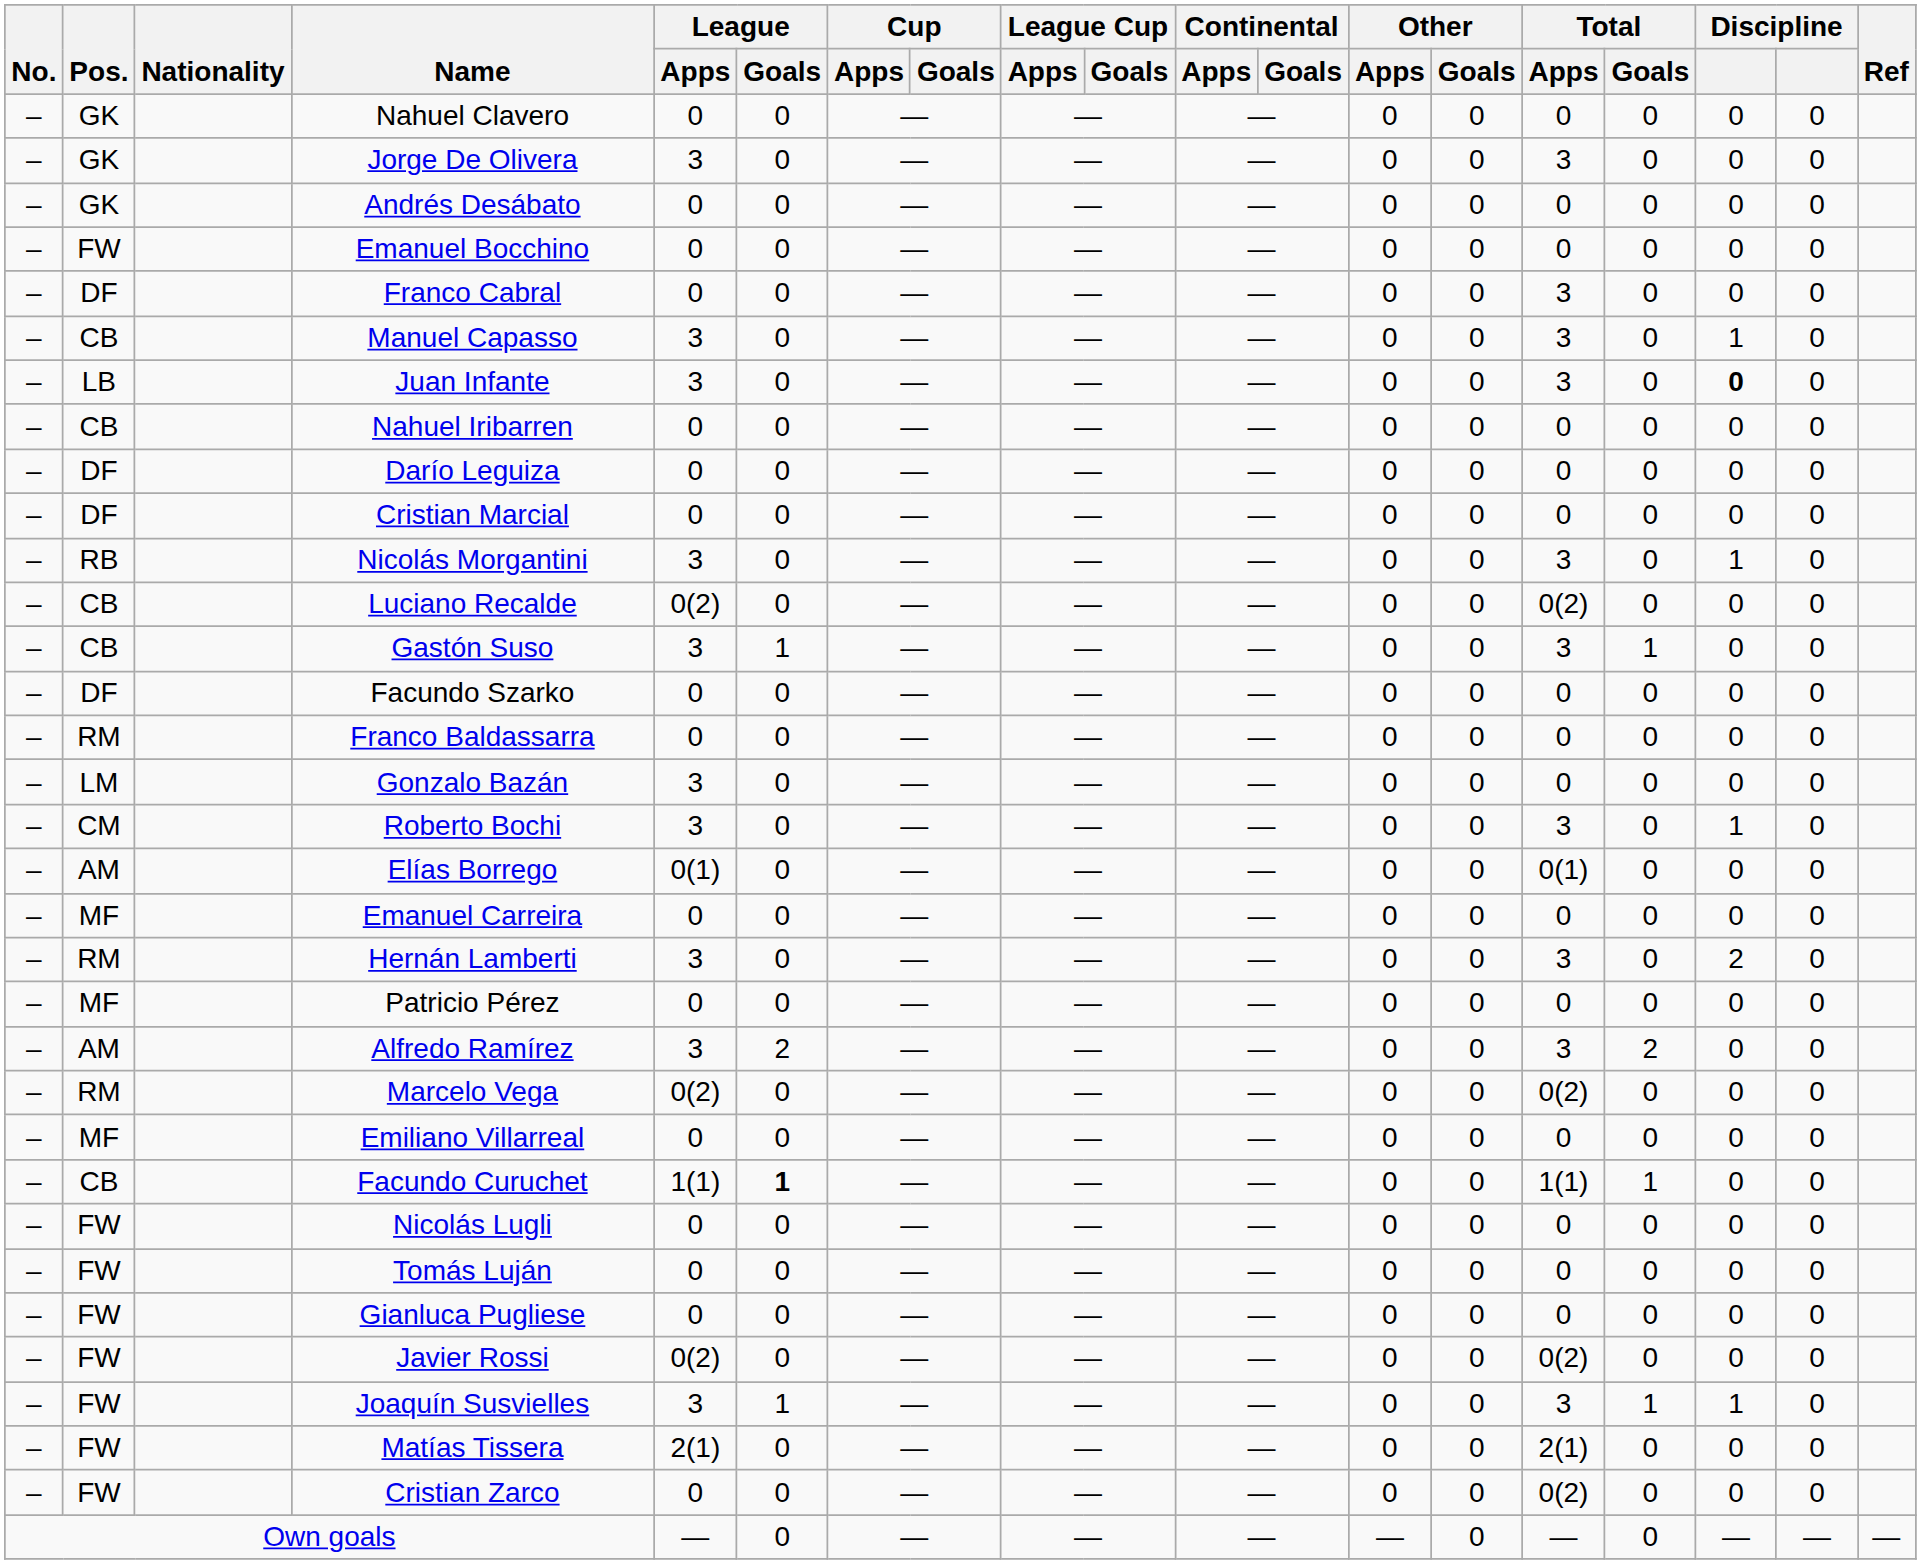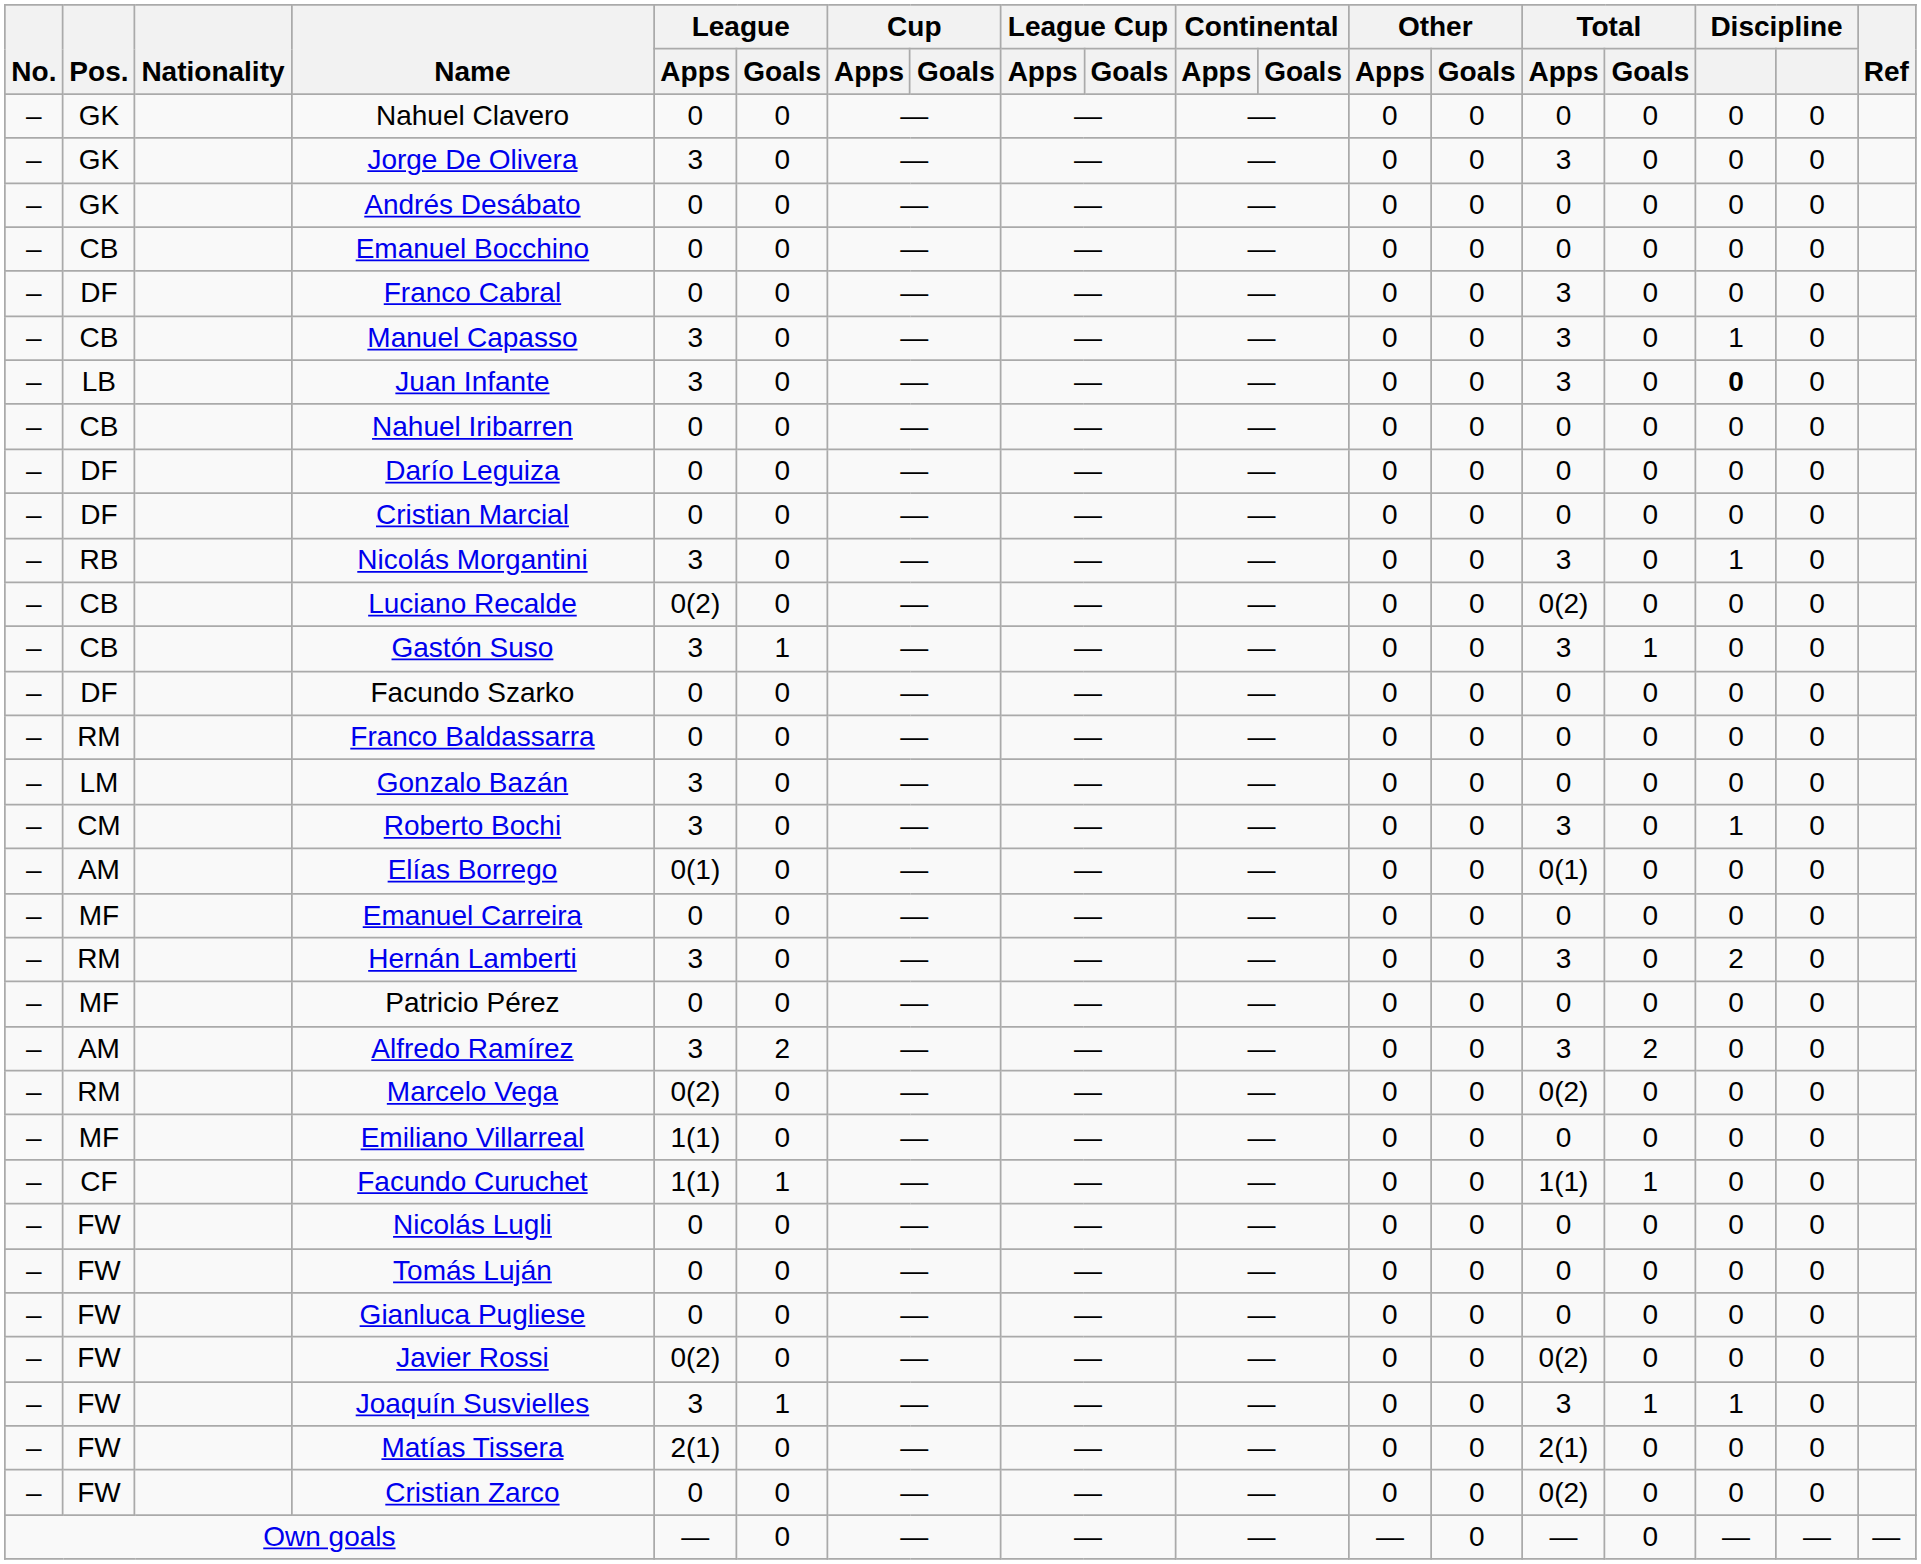(99, 248) FW -> (99, 248) CB
(695, 1136) 0 -> (695, 1136) 1(1)
(99, 1181) CB -> (99, 1181) CF
(782, 1181) bold -> (782, 1181) normal
